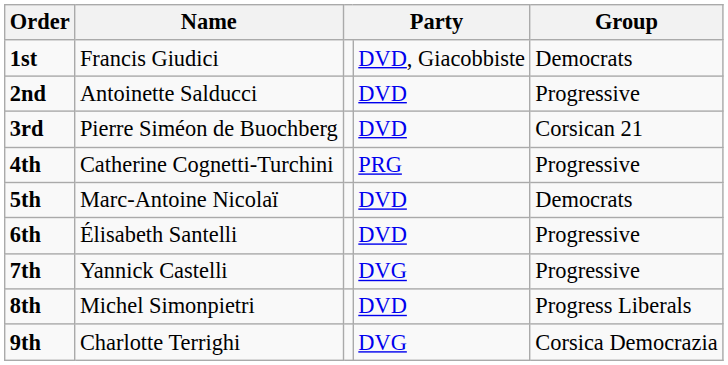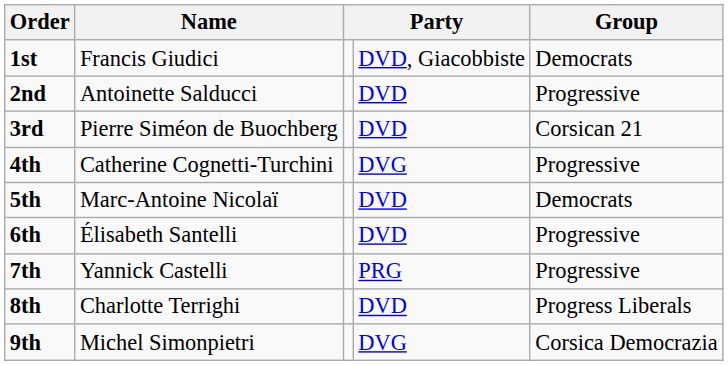(380, 164) PRG -> (383, 164) DVG
(383, 270) DVG -> (380, 270) PRG
(167, 306) Michel Simonpietri -> (160, 306) Charlotte Terrighi
(160, 341) Charlotte Terrighi -> (167, 341) Michel Simonpietri
